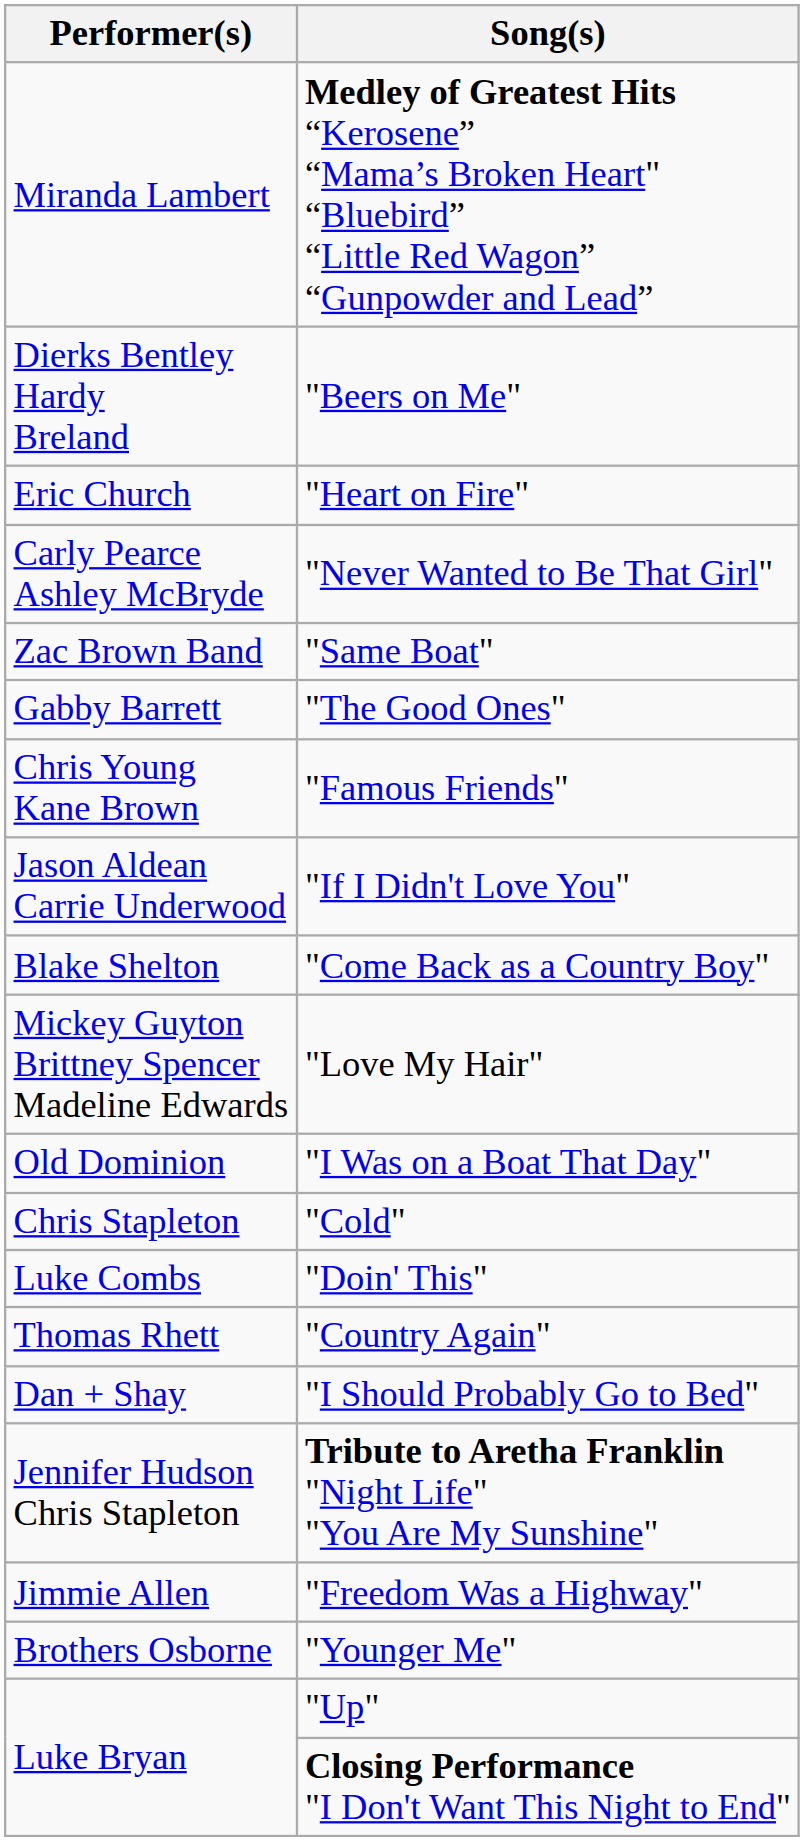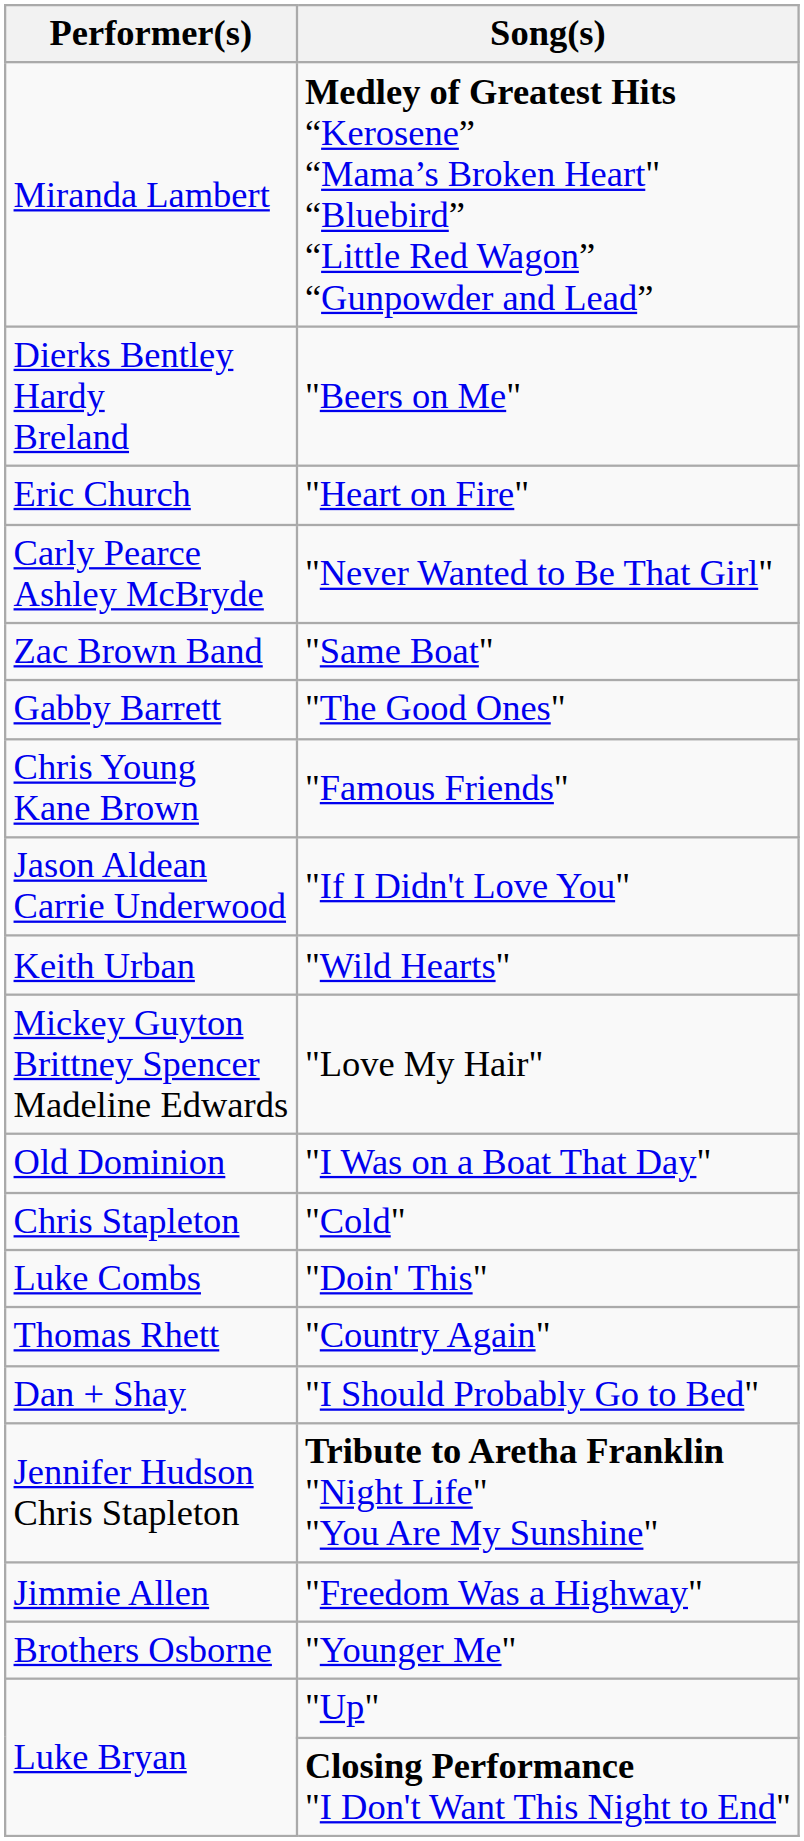- row: (537, 964)
+ row: (408, 964)
